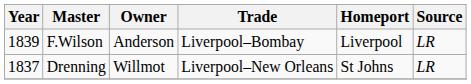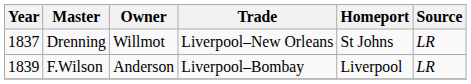rows swapped: (76, 66) <-> (75, 41)
